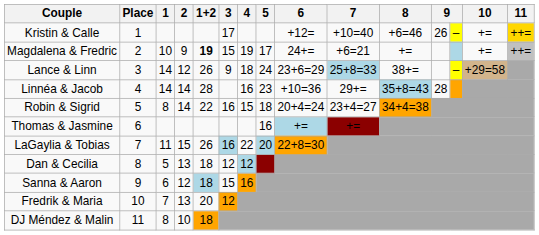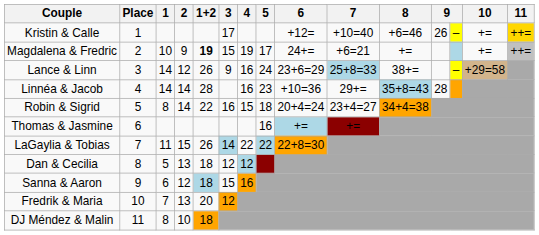(247, 70) 18 -> (247, 70) 16
(228, 145) 16 -> (228, 145) 14
(265, 145) 20 -> (265, 145) 22
